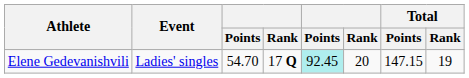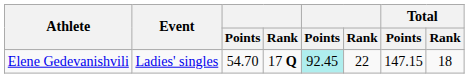(362, 61) 20 -> (362, 61) 22
(445, 61) 19 -> (445, 61) 18
